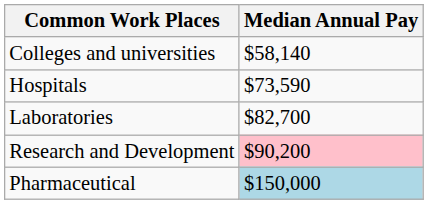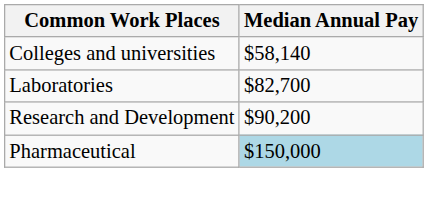- row: (48, 85)
(277, 150) pink background -> (277, 118) no background
